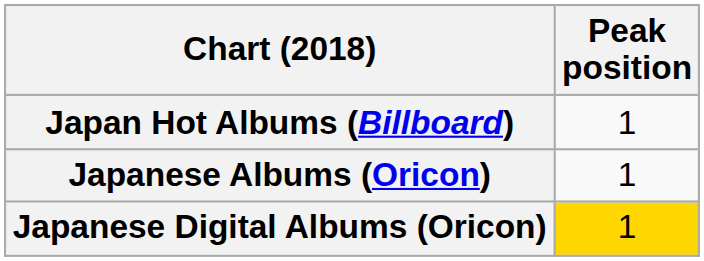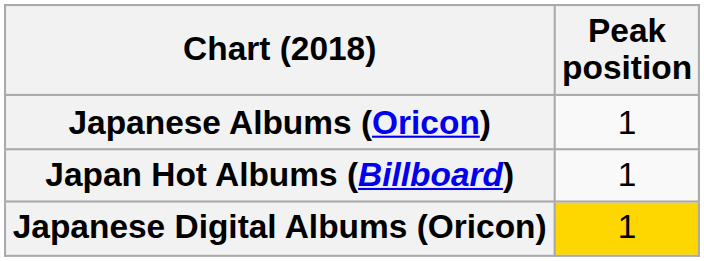rows swapped: (280, 121) <-> (280, 174)
